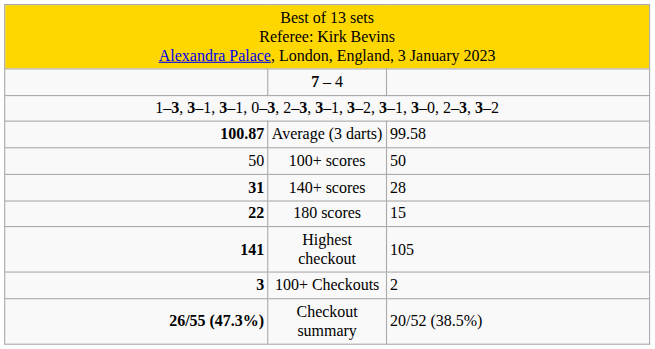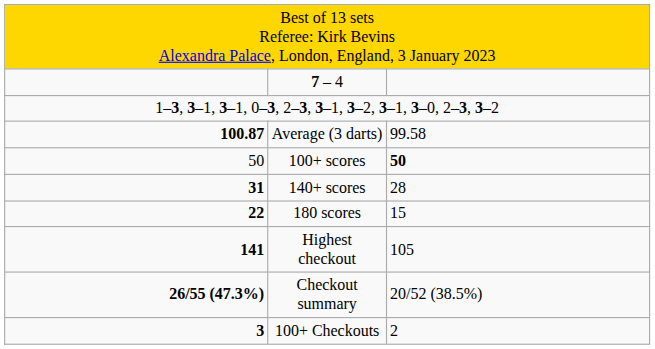(398, 161) normal -> (398, 161) bold
rows swapped: (327, 285) <-> (327, 321)
